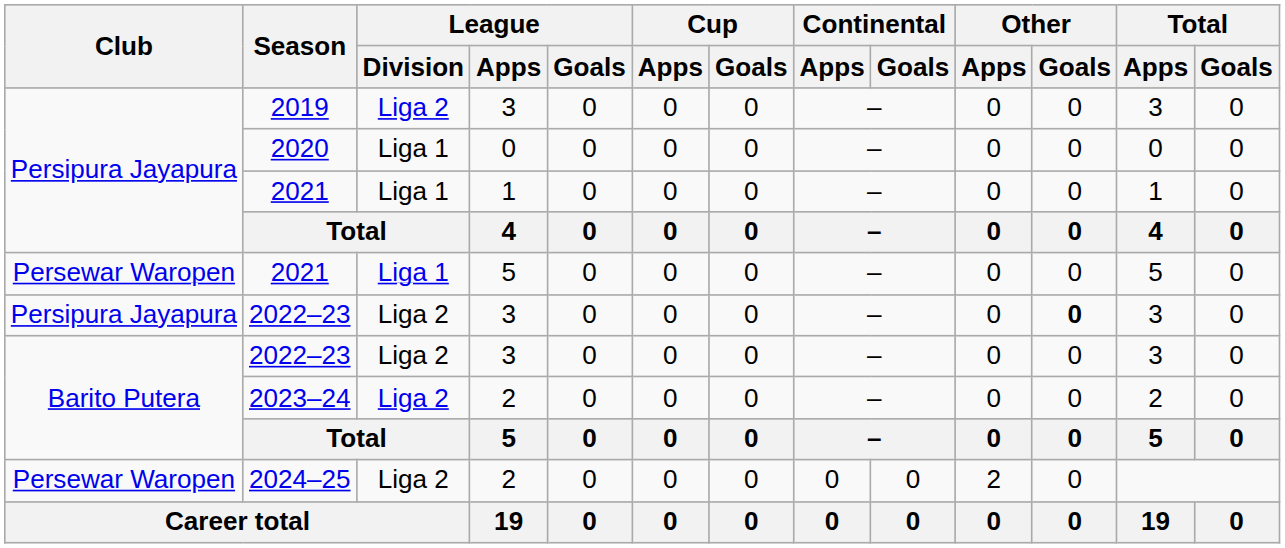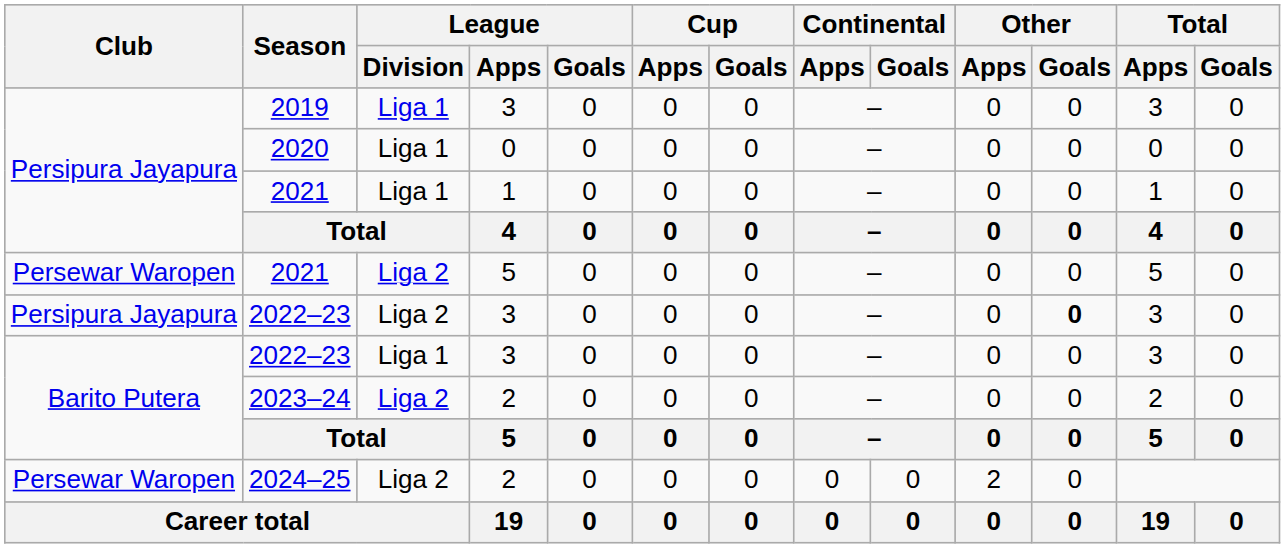(413, 107) Liga 2 -> (413, 107) Liga 1
(413, 273) Liga 1 -> (413, 273) Liga 2
(413, 356) Liga 2 -> (413, 356) Liga 1
